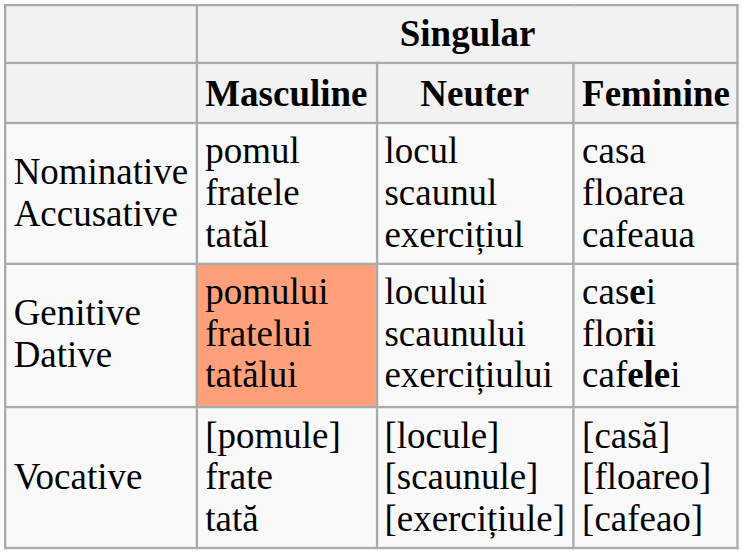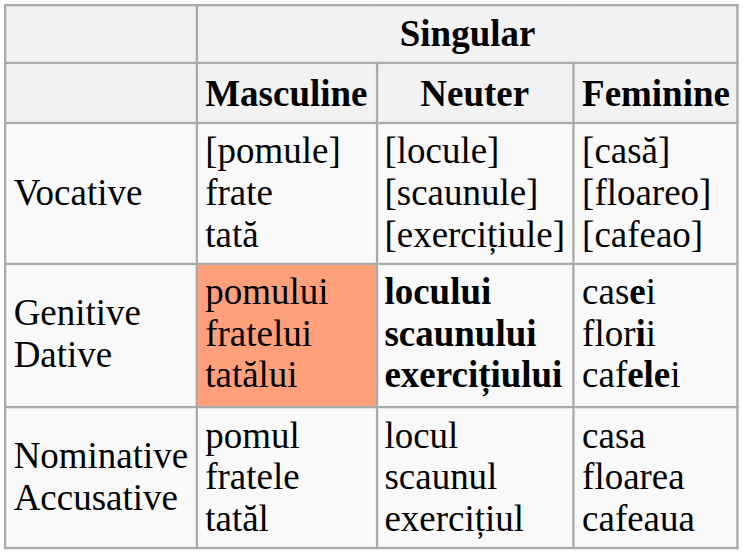rows swapped: (101, 192) <-> (78, 476)
(469, 334) normal -> (473, 334) bold
